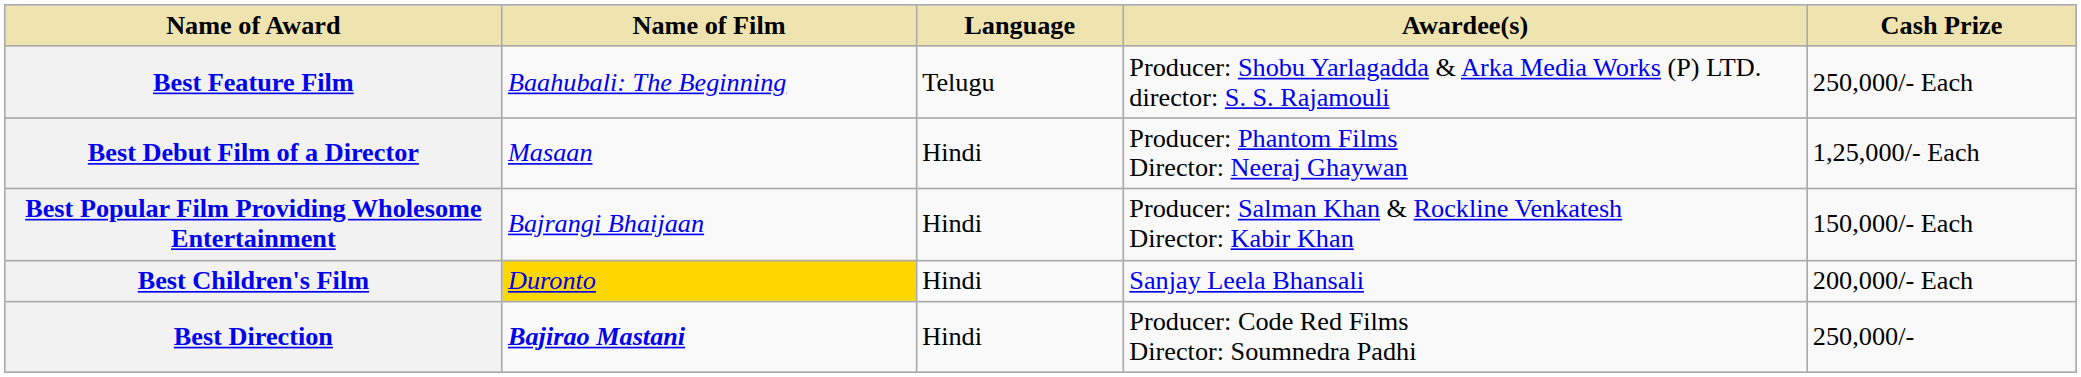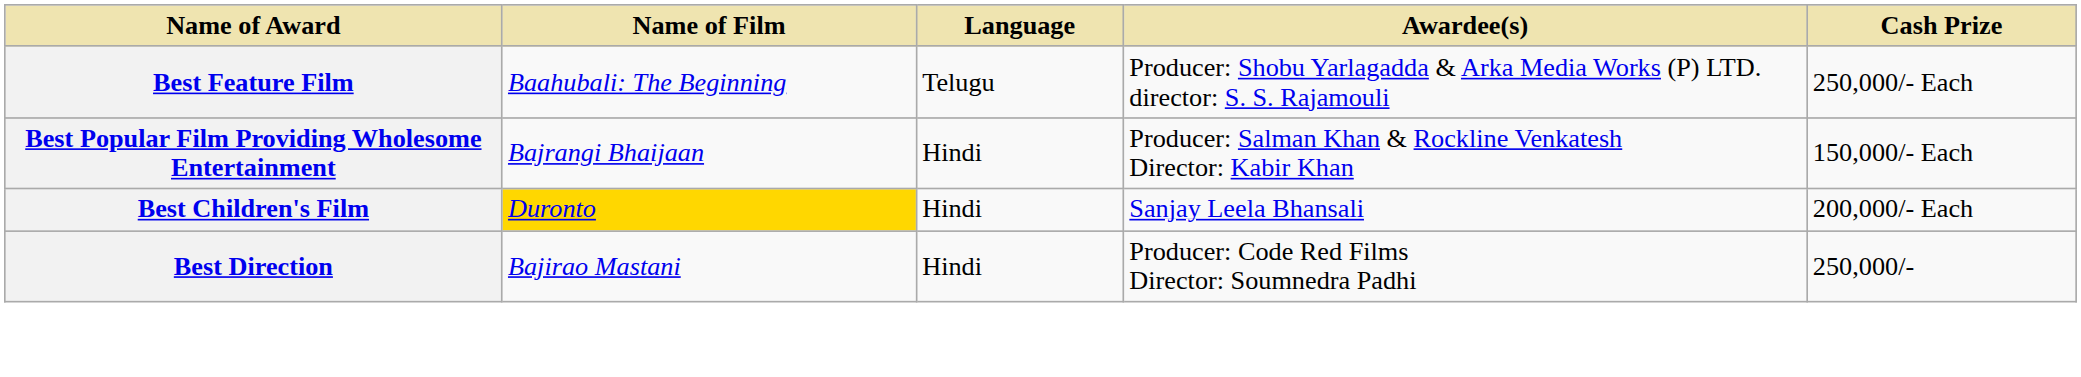- row: (253, 152)
(597, 336) bold -> (594, 265) normal
